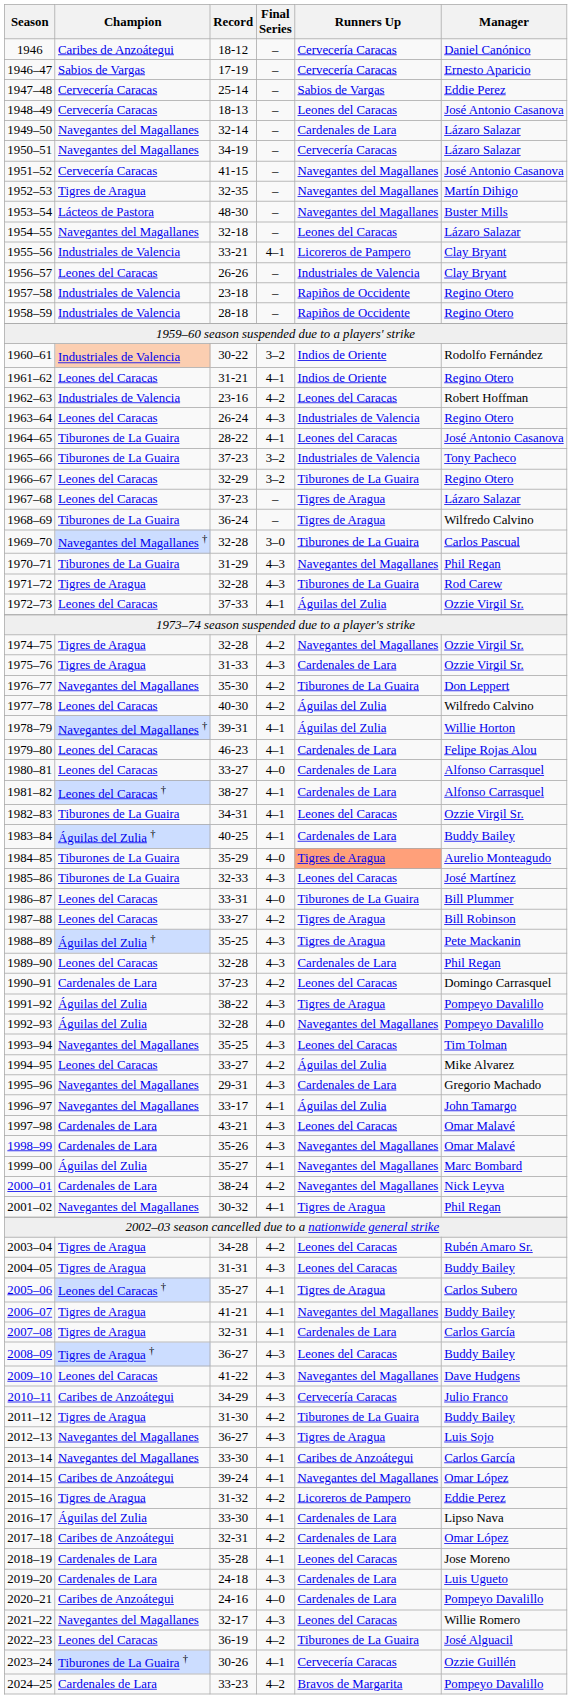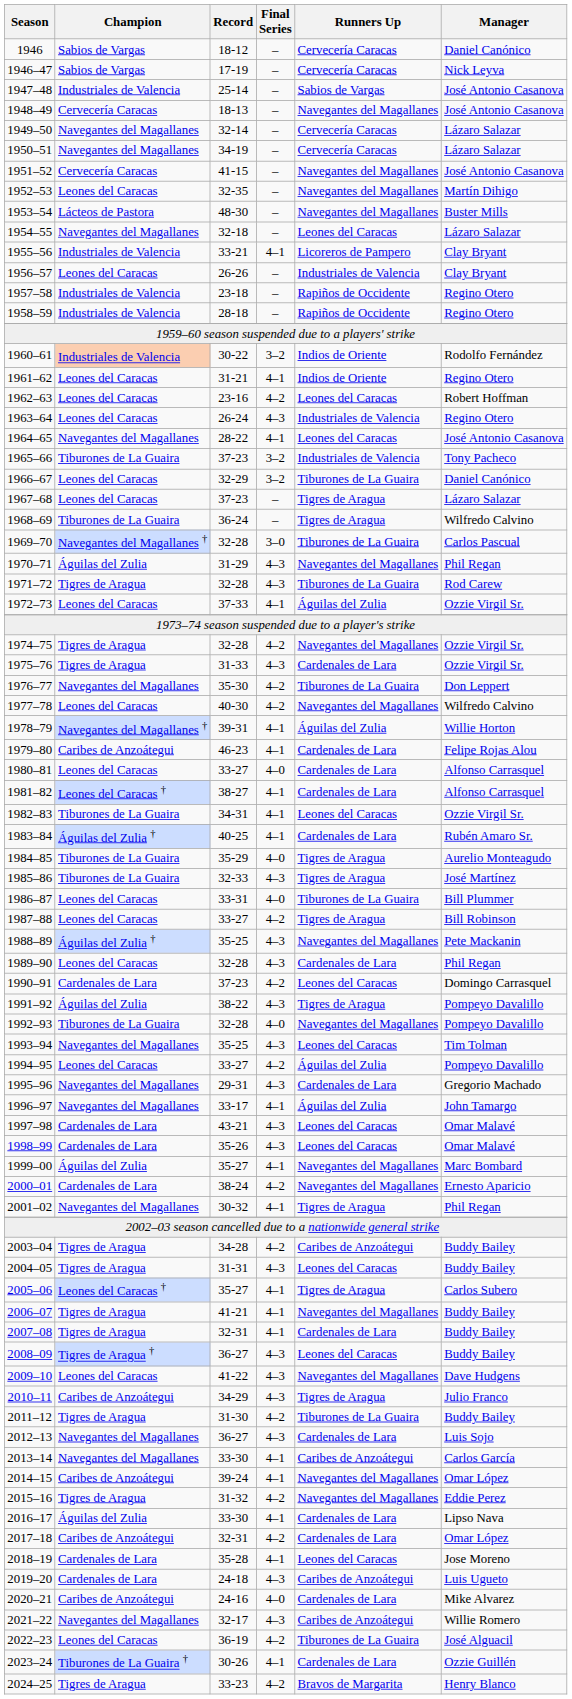(116, 49) Caribes de Anzoátegui -> (102, 49) Sabios de Vargas
(487, 69) Ernesto Aparicio -> (474, 69) Nick Leyva
(108, 89) Cervecería Caracas -> (119, 89) Industriales de Valencia
(475, 89) Eddie Perez -> (504, 89) José Antonio Casanova
(347, 110) Leones del Caracas -> (368, 110) Navegantes del Magallanes
(347, 130) Cardenales de Lara -> (347, 130) Cervecería Caracas
(102, 191) Tigres de Aragua -> (108, 191) Leones del Caracas
(119, 397) Industriales de Valencia -> (108, 397) Leones del Caracas
(119, 438) Tiburones de La Guaira -> (128, 438) Navegantes del Magallanes
(479, 479) Regino Otero -> (487, 479) Daniel Canónico
(119, 563) Tiburones de La Guaira -> (102, 563) Águilas del Zulia
(342, 705) Águilas del Zulia -> (368, 705) Navegantes del Magallanes
(108, 749) Leones del Caracas -> (116, 749) Caribes de Anzoátegui
(480, 836) Buddy Bailey -> (488, 836) Rubén Amaro Sr.
(341, 858) lightsalmon background -> (341, 858) no background
(347, 878) Leones del Caracas -> (341, 878) Tigres de Aragua
(341, 941) Tigres de Aragua -> (368, 941) Navegantes del Magallanes
(102, 1024) Águilas del Zulia -> (119, 1024) Tiburones de La Guaira
(479, 1064) Mike Alvarez -> (494, 1064) Pompeyo Davalillo
(368, 1146) Navegantes del Magallanes -> (347, 1146) Leones del Caracas
(474, 1186) Nick Leyva -> (487, 1186) Ernesto Aparicio
(347, 1247) Leones del Caracas -> (355, 1247) Caribes de Anzoátegui
(488, 1247) Rubén Amaro Sr. -> (480, 1247) Buddy Bailey
(480, 1332) Carlos García -> (480, 1332) Buddy Bailey
(347, 1396) Cervecería Caracas -> (341, 1396) Tigres de Aragua
(341, 1437) Tigres de Aragua -> (347, 1437) Cardenales de Lara
(354, 1498) Licoreros de Pampero -> (368, 1498) Navegantes del Magallanes
(347, 1579) Cardenales de Lara -> (355, 1579) Caribes de Anzoátegui
(494, 1599) Pompeyo Davalillo -> (479, 1599) Mike Alvarez
(347, 1619) Leones del Caracas -> (355, 1619) Caribes de Anzoátegui
(347, 1662) Cervecería Caracas -> (347, 1662) Cardenales de Lara
(107, 1684) Cardenales de Lara -> (102, 1684) Tigres de Aragua
(494, 1684) Pompeyo Davalillo -> (480, 1684) Henry Blanco
